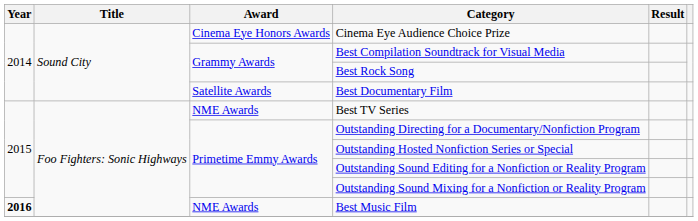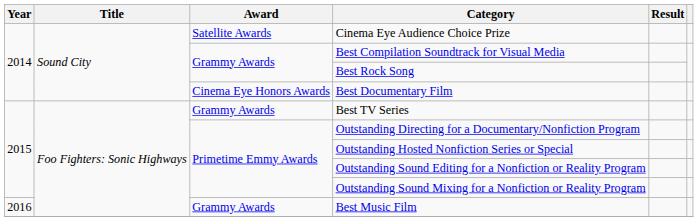(261, 33) Cinema Eye Honors Awards -> (232, 33) Satellite Awards
(232, 91) Satellite Awards -> (261, 91) Cinema Eye Honors Awards
(225, 110) NME Awards -> (233, 110) Grammy Awards
(19, 206) bold -> (19, 206) normal
(225, 206) NME Awards -> (233, 206) Grammy Awards
